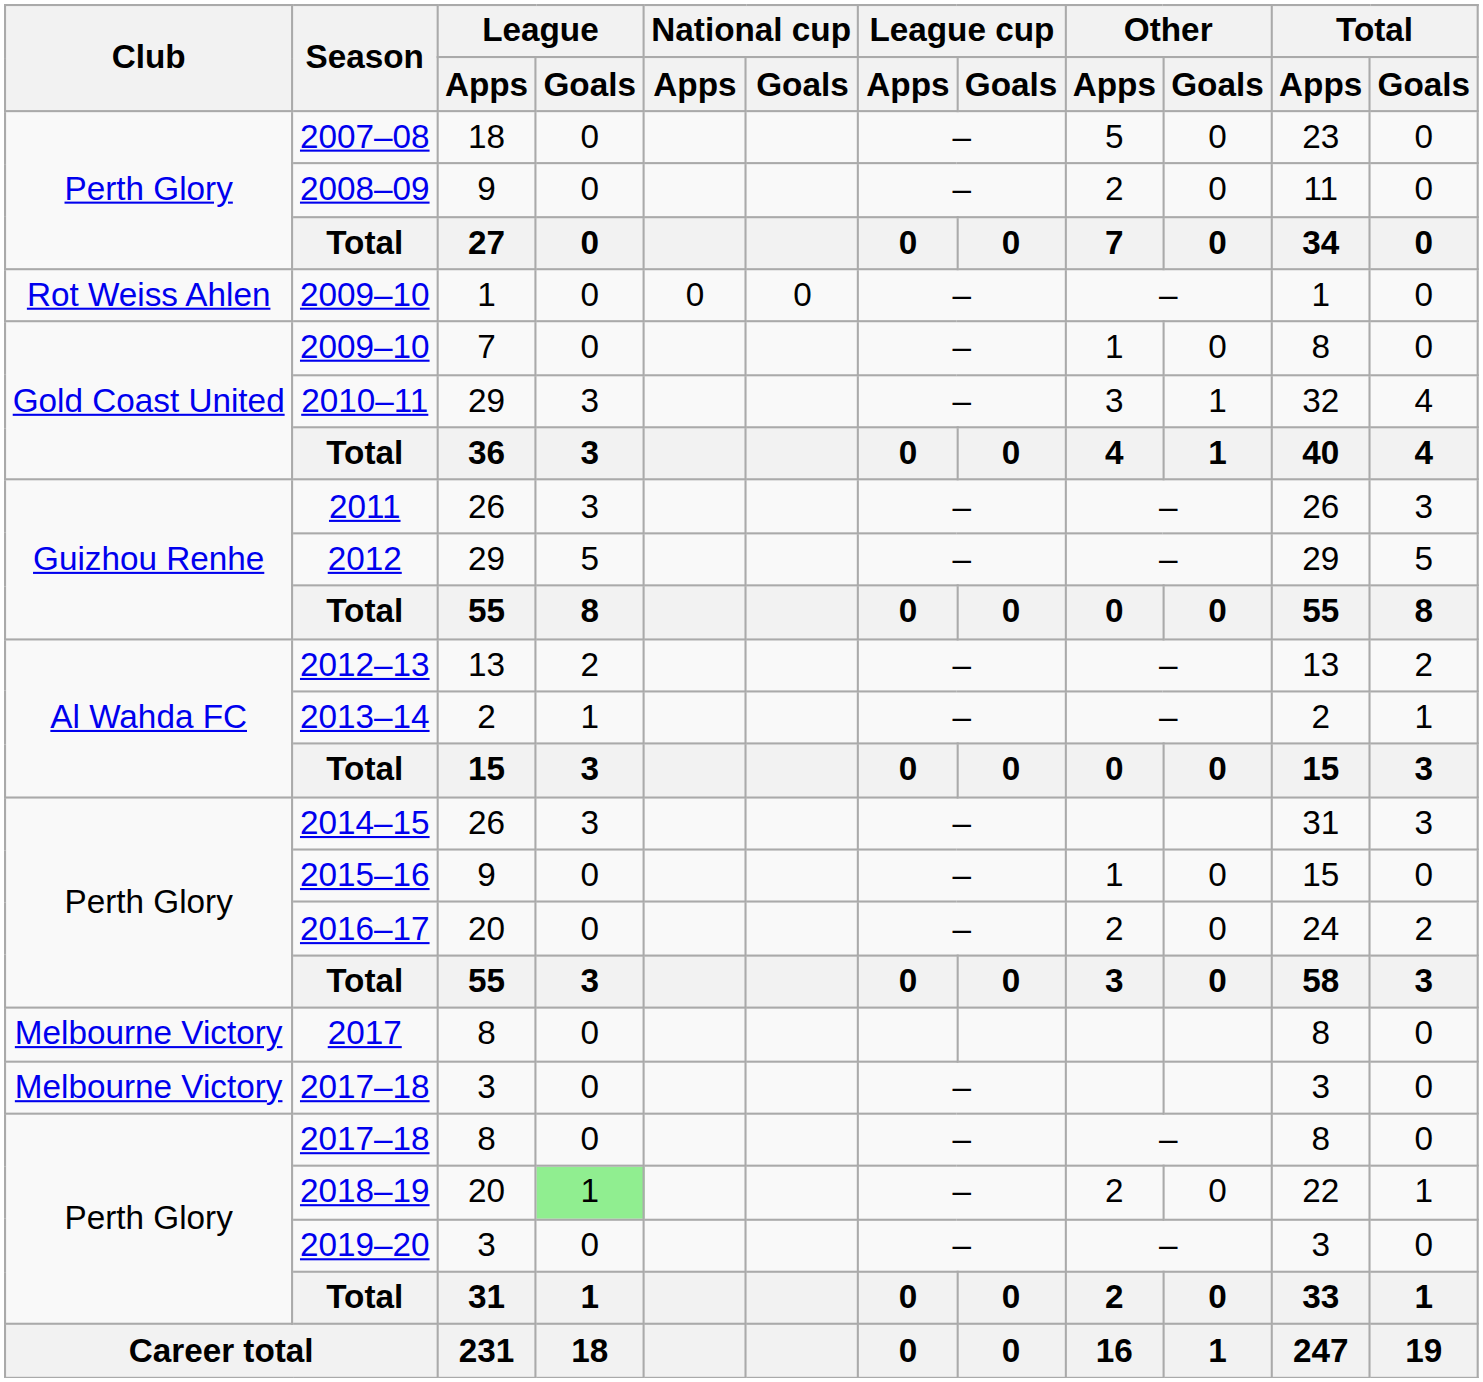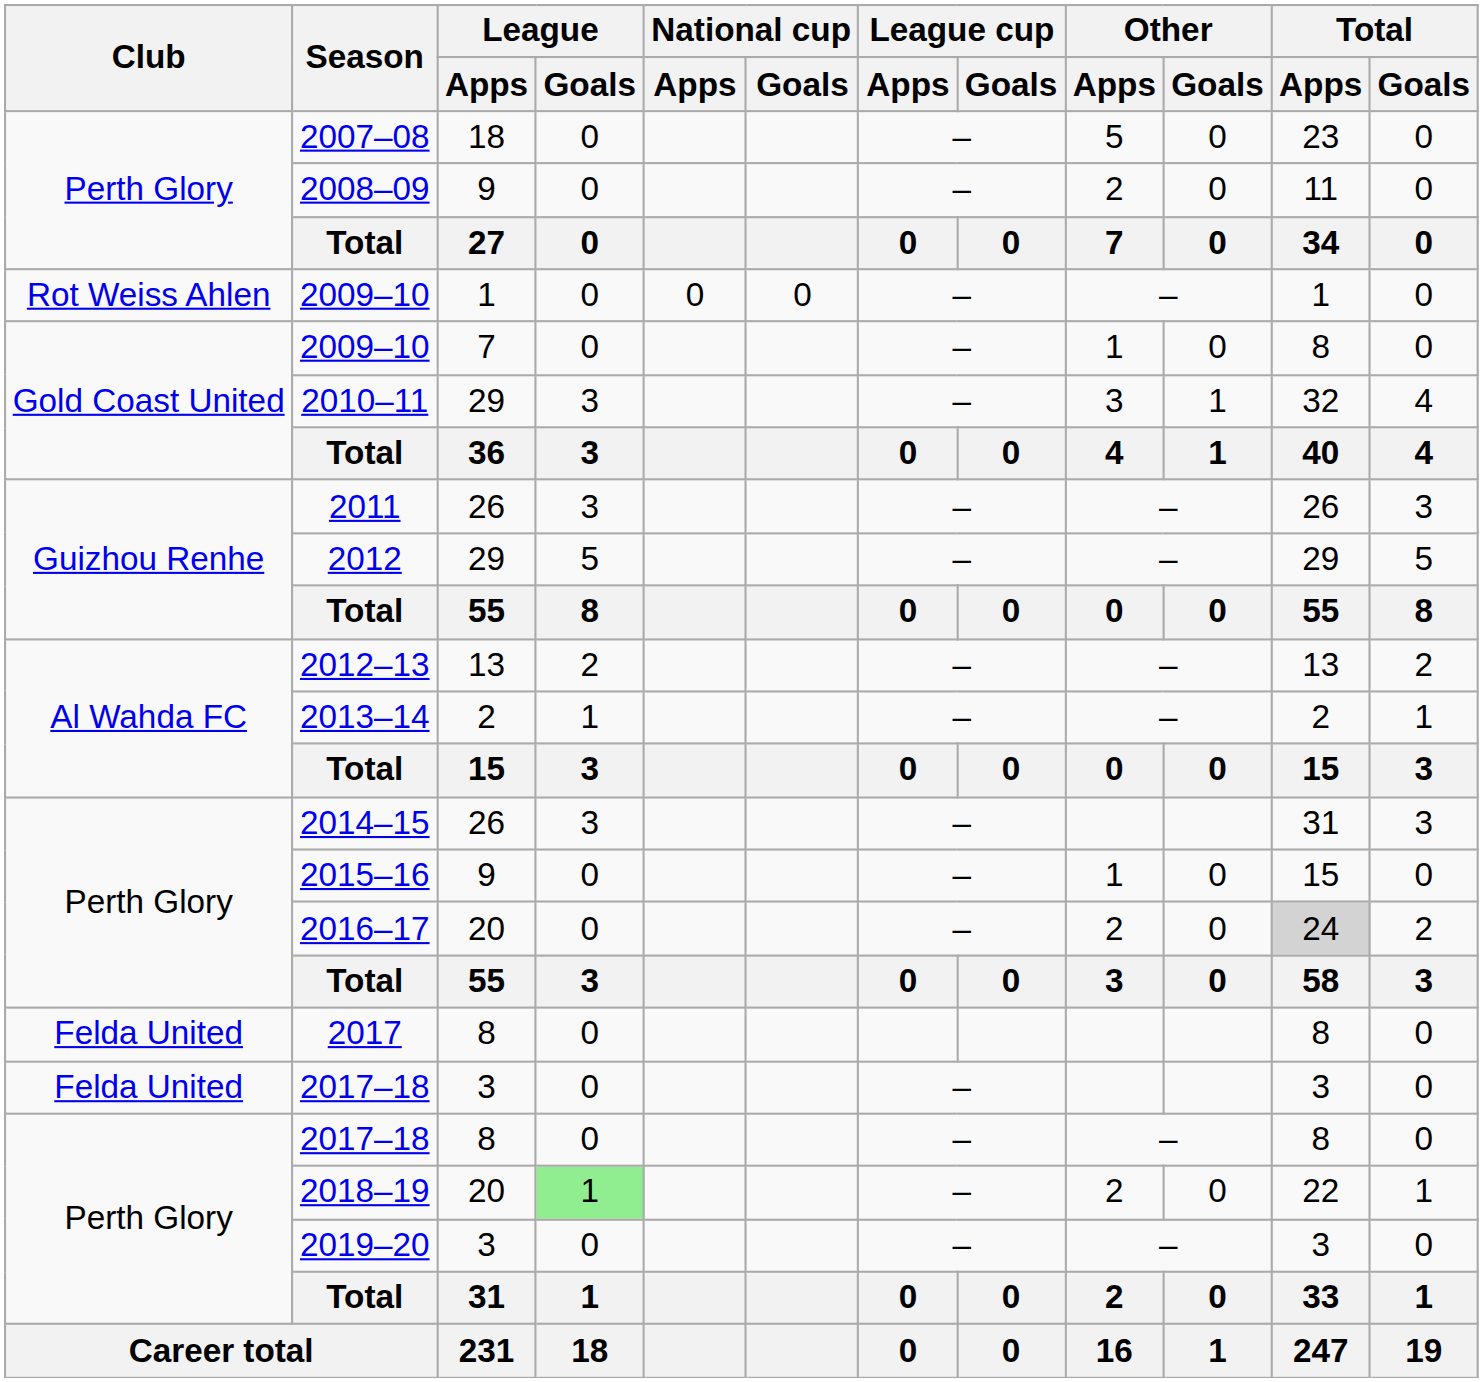(1321, 928) no background -> (1321, 928) lightgrey background
(149, 1033) Melbourne Victory -> (149, 1033) Felda United
(149, 1086) Melbourne Victory -> (149, 1086) Felda United
